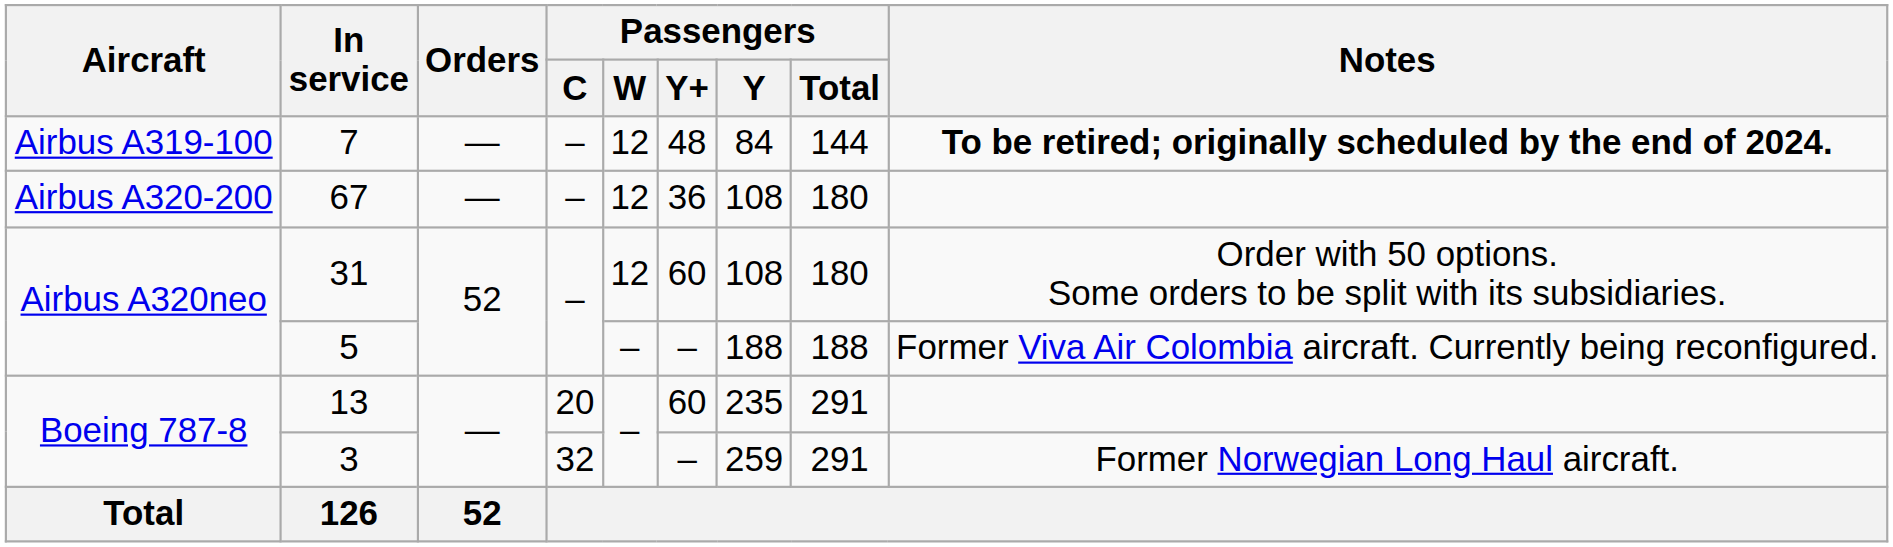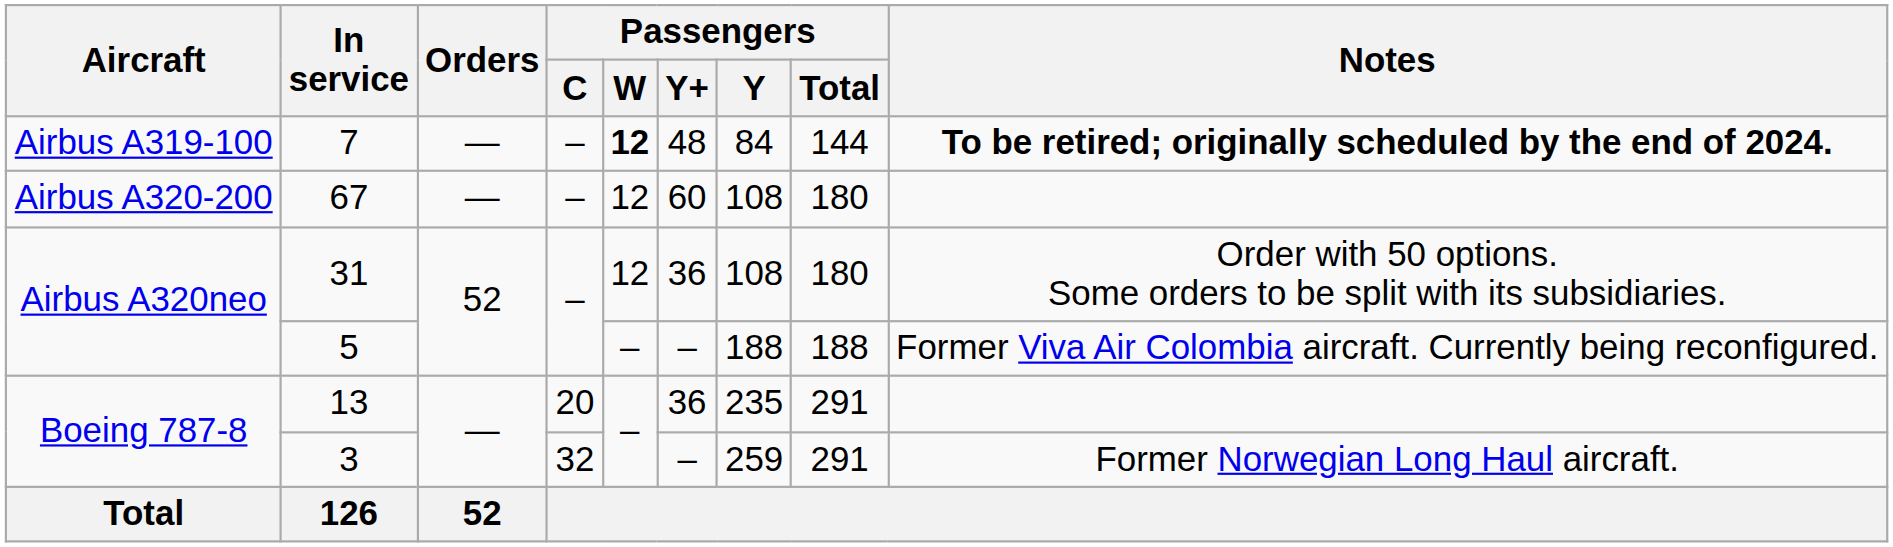(630, 142) normal -> (630, 142) bold
(687, 198) 36 -> (687, 198) 60
(687, 273) 60 -> (687, 273) 36
(687, 403) 60 -> (687, 403) 36
